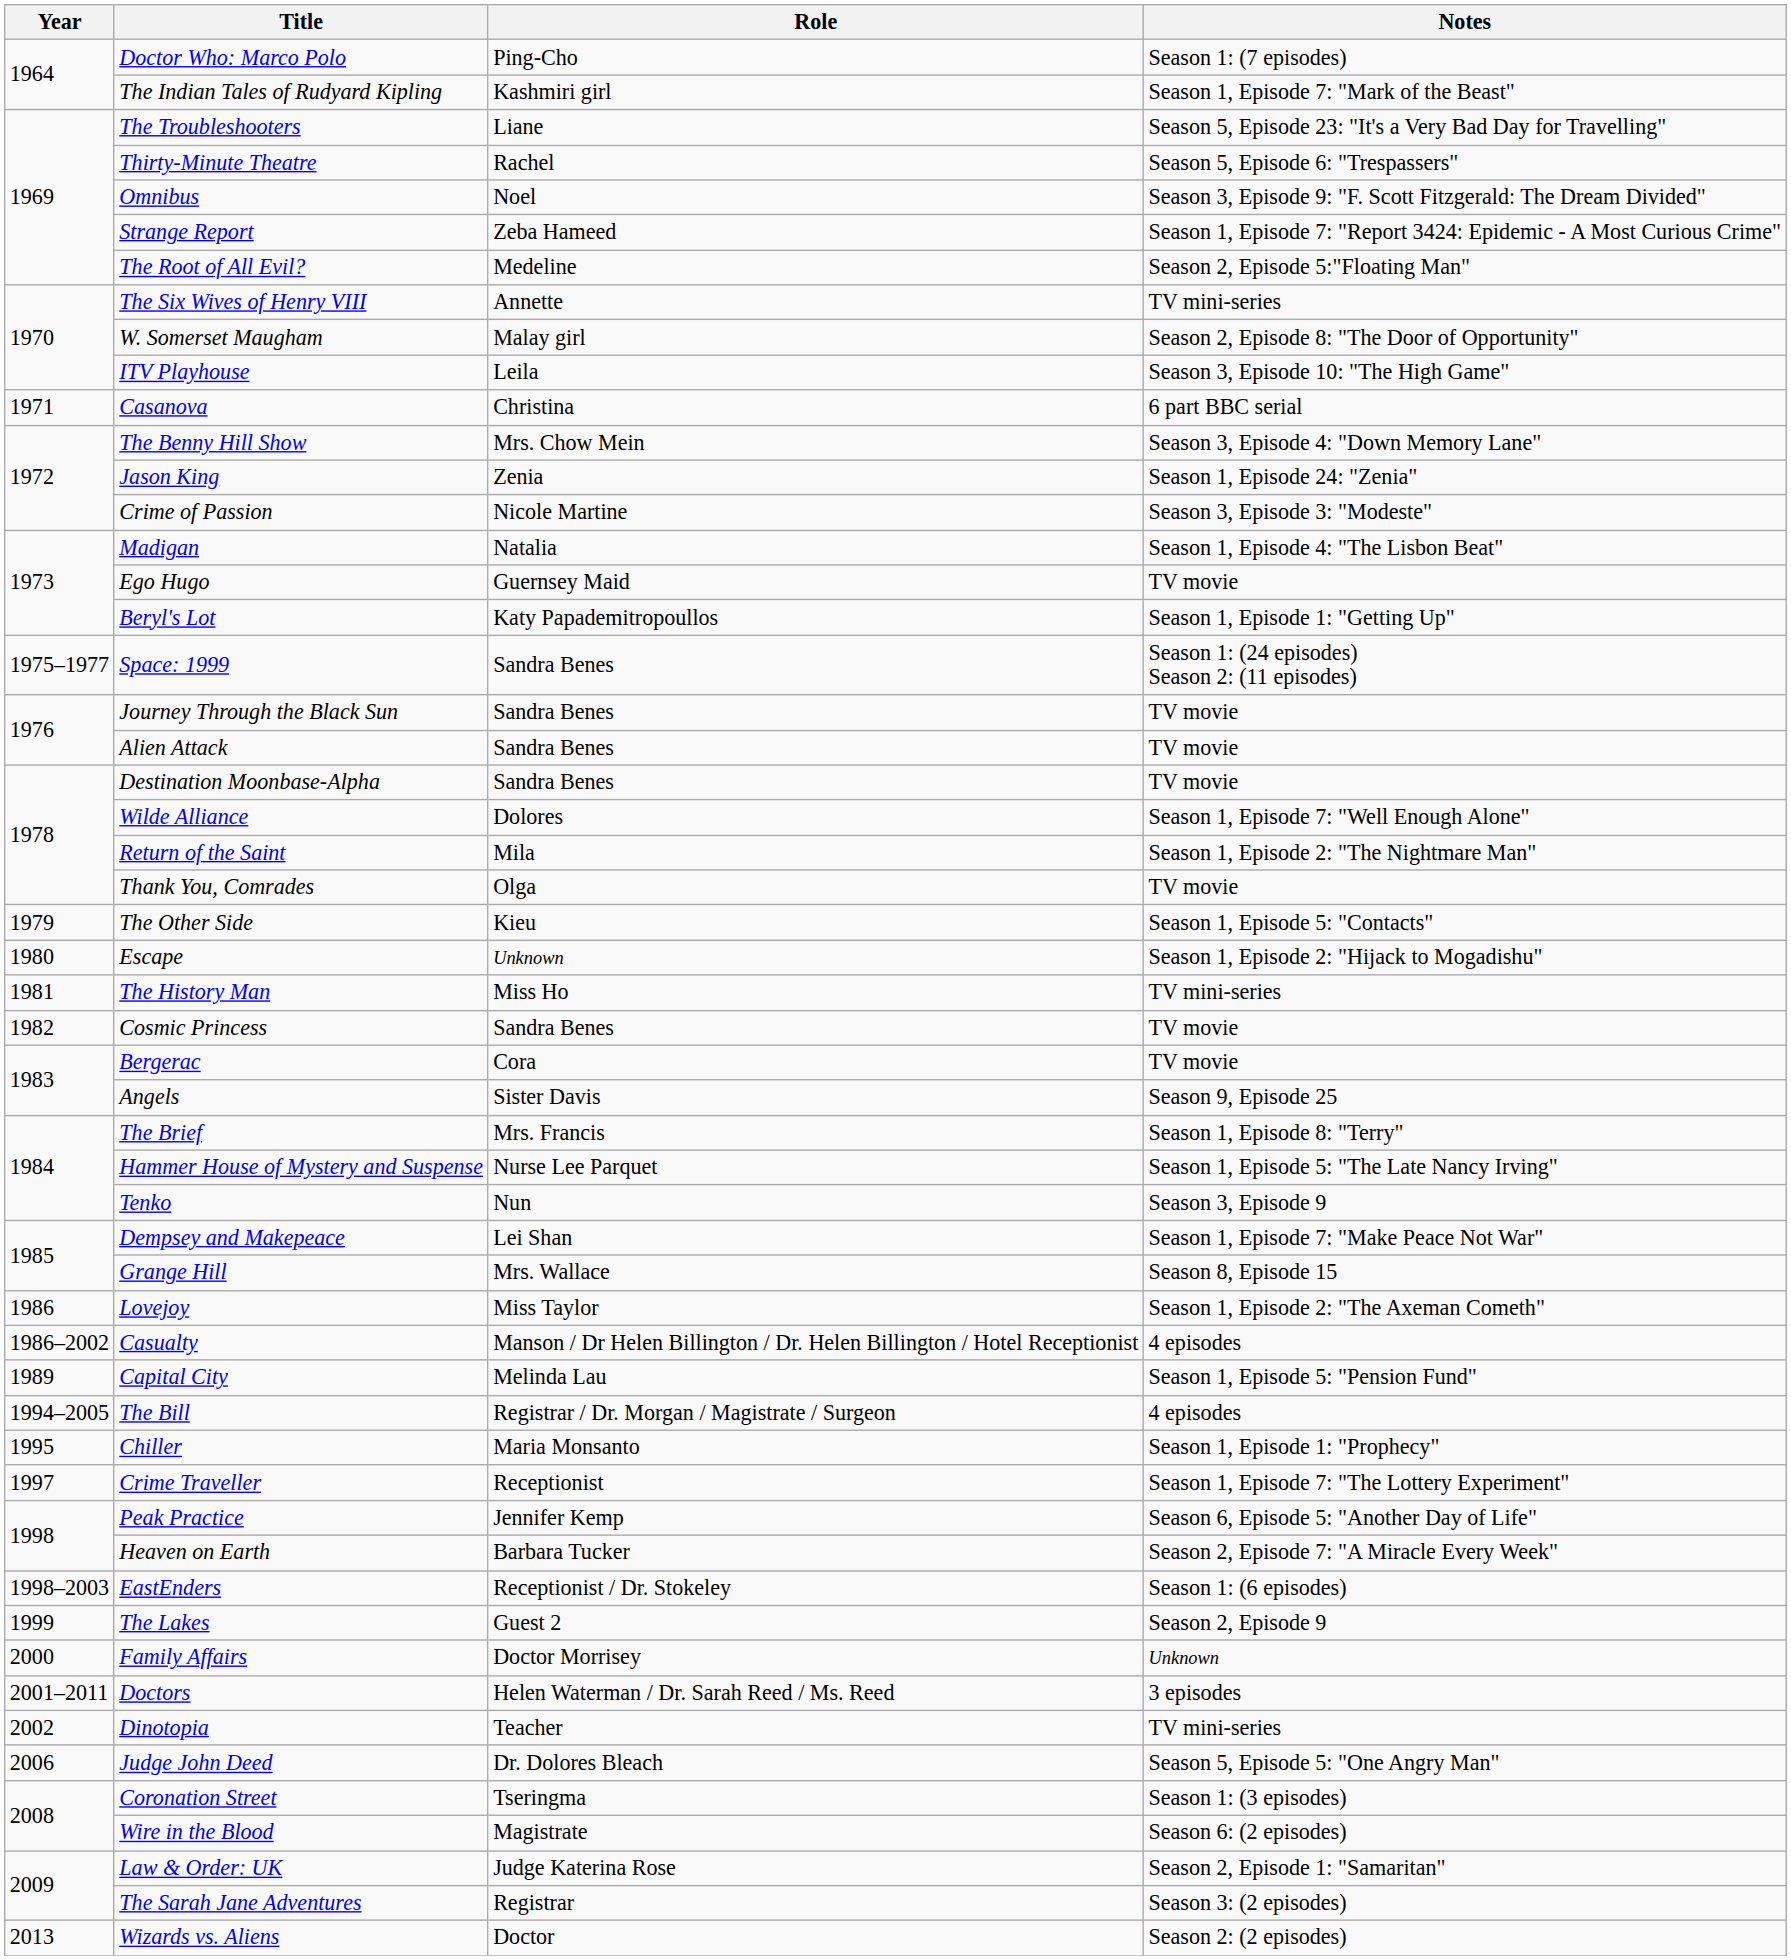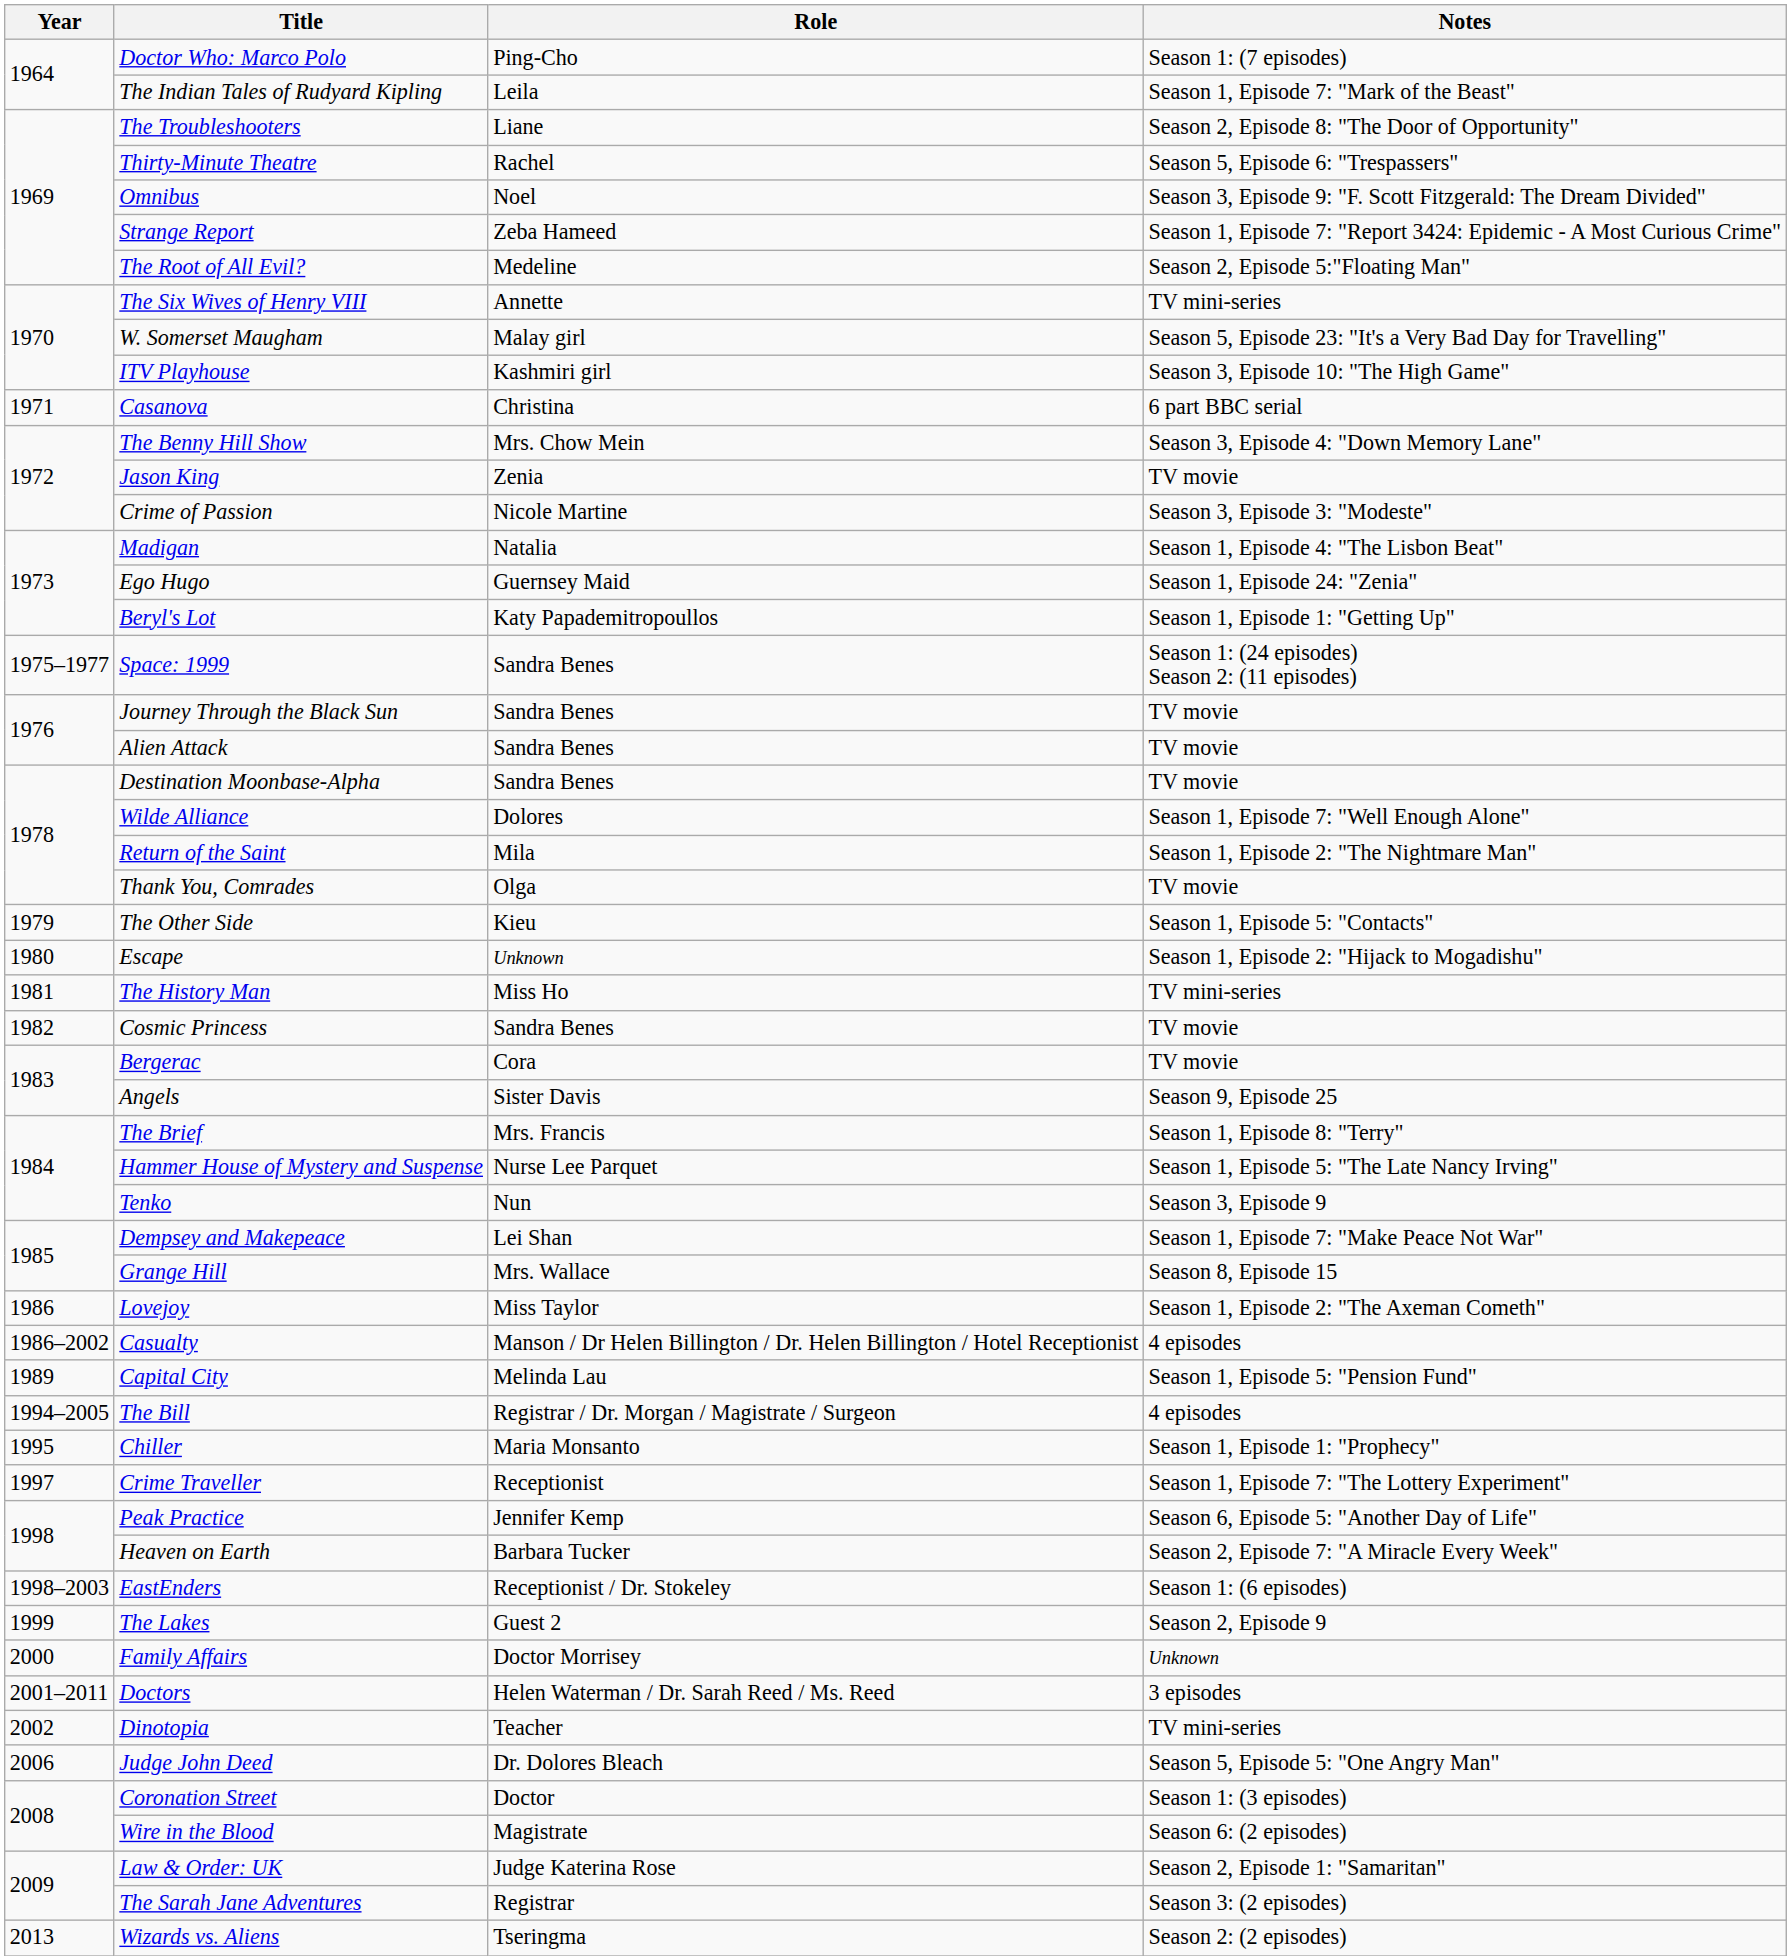(552, 92) Kashmiri girl -> (516, 92) Leila
(1407, 127) Season 5, Episode 23: "It's a Very Bad Day for Travelling" -> (1364, 127) Season 2, Episode 8: "The Door of Opportunity"
(1364, 337) Season 2, Episode 8: "The Door of Opportunity" -> (1407, 337) Season 5, Episode 23: "It's a Very Bad Day for Travelling"
(516, 372) Leila -> (552, 372) Kashmiri girl
(1283, 477) Season 1, Episode 24: "Zenia" -> (1193, 477) TV movie
(1193, 582) TV movie -> (1283, 582) Season 1, Episode 24: "Zenia"
(540, 1797) Tseringma -> (524, 1797) Doctor
(524, 1937) Doctor -> (540, 1937) Tseringma
